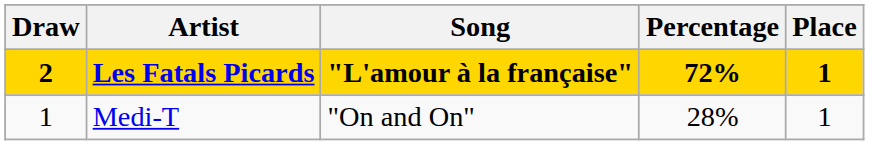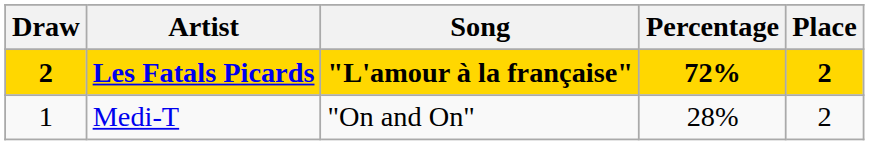(824, 71) 1 -> (824, 71) 2
(824, 116) 1 -> (824, 116) 2
